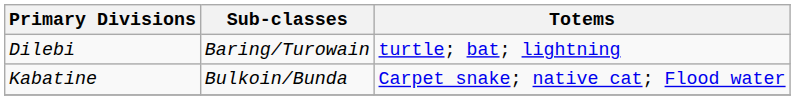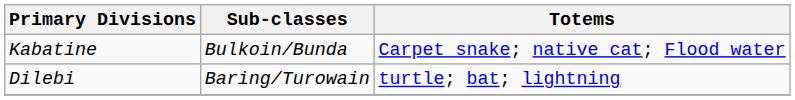rows swapped: (53, 79) <-> (42, 50)
